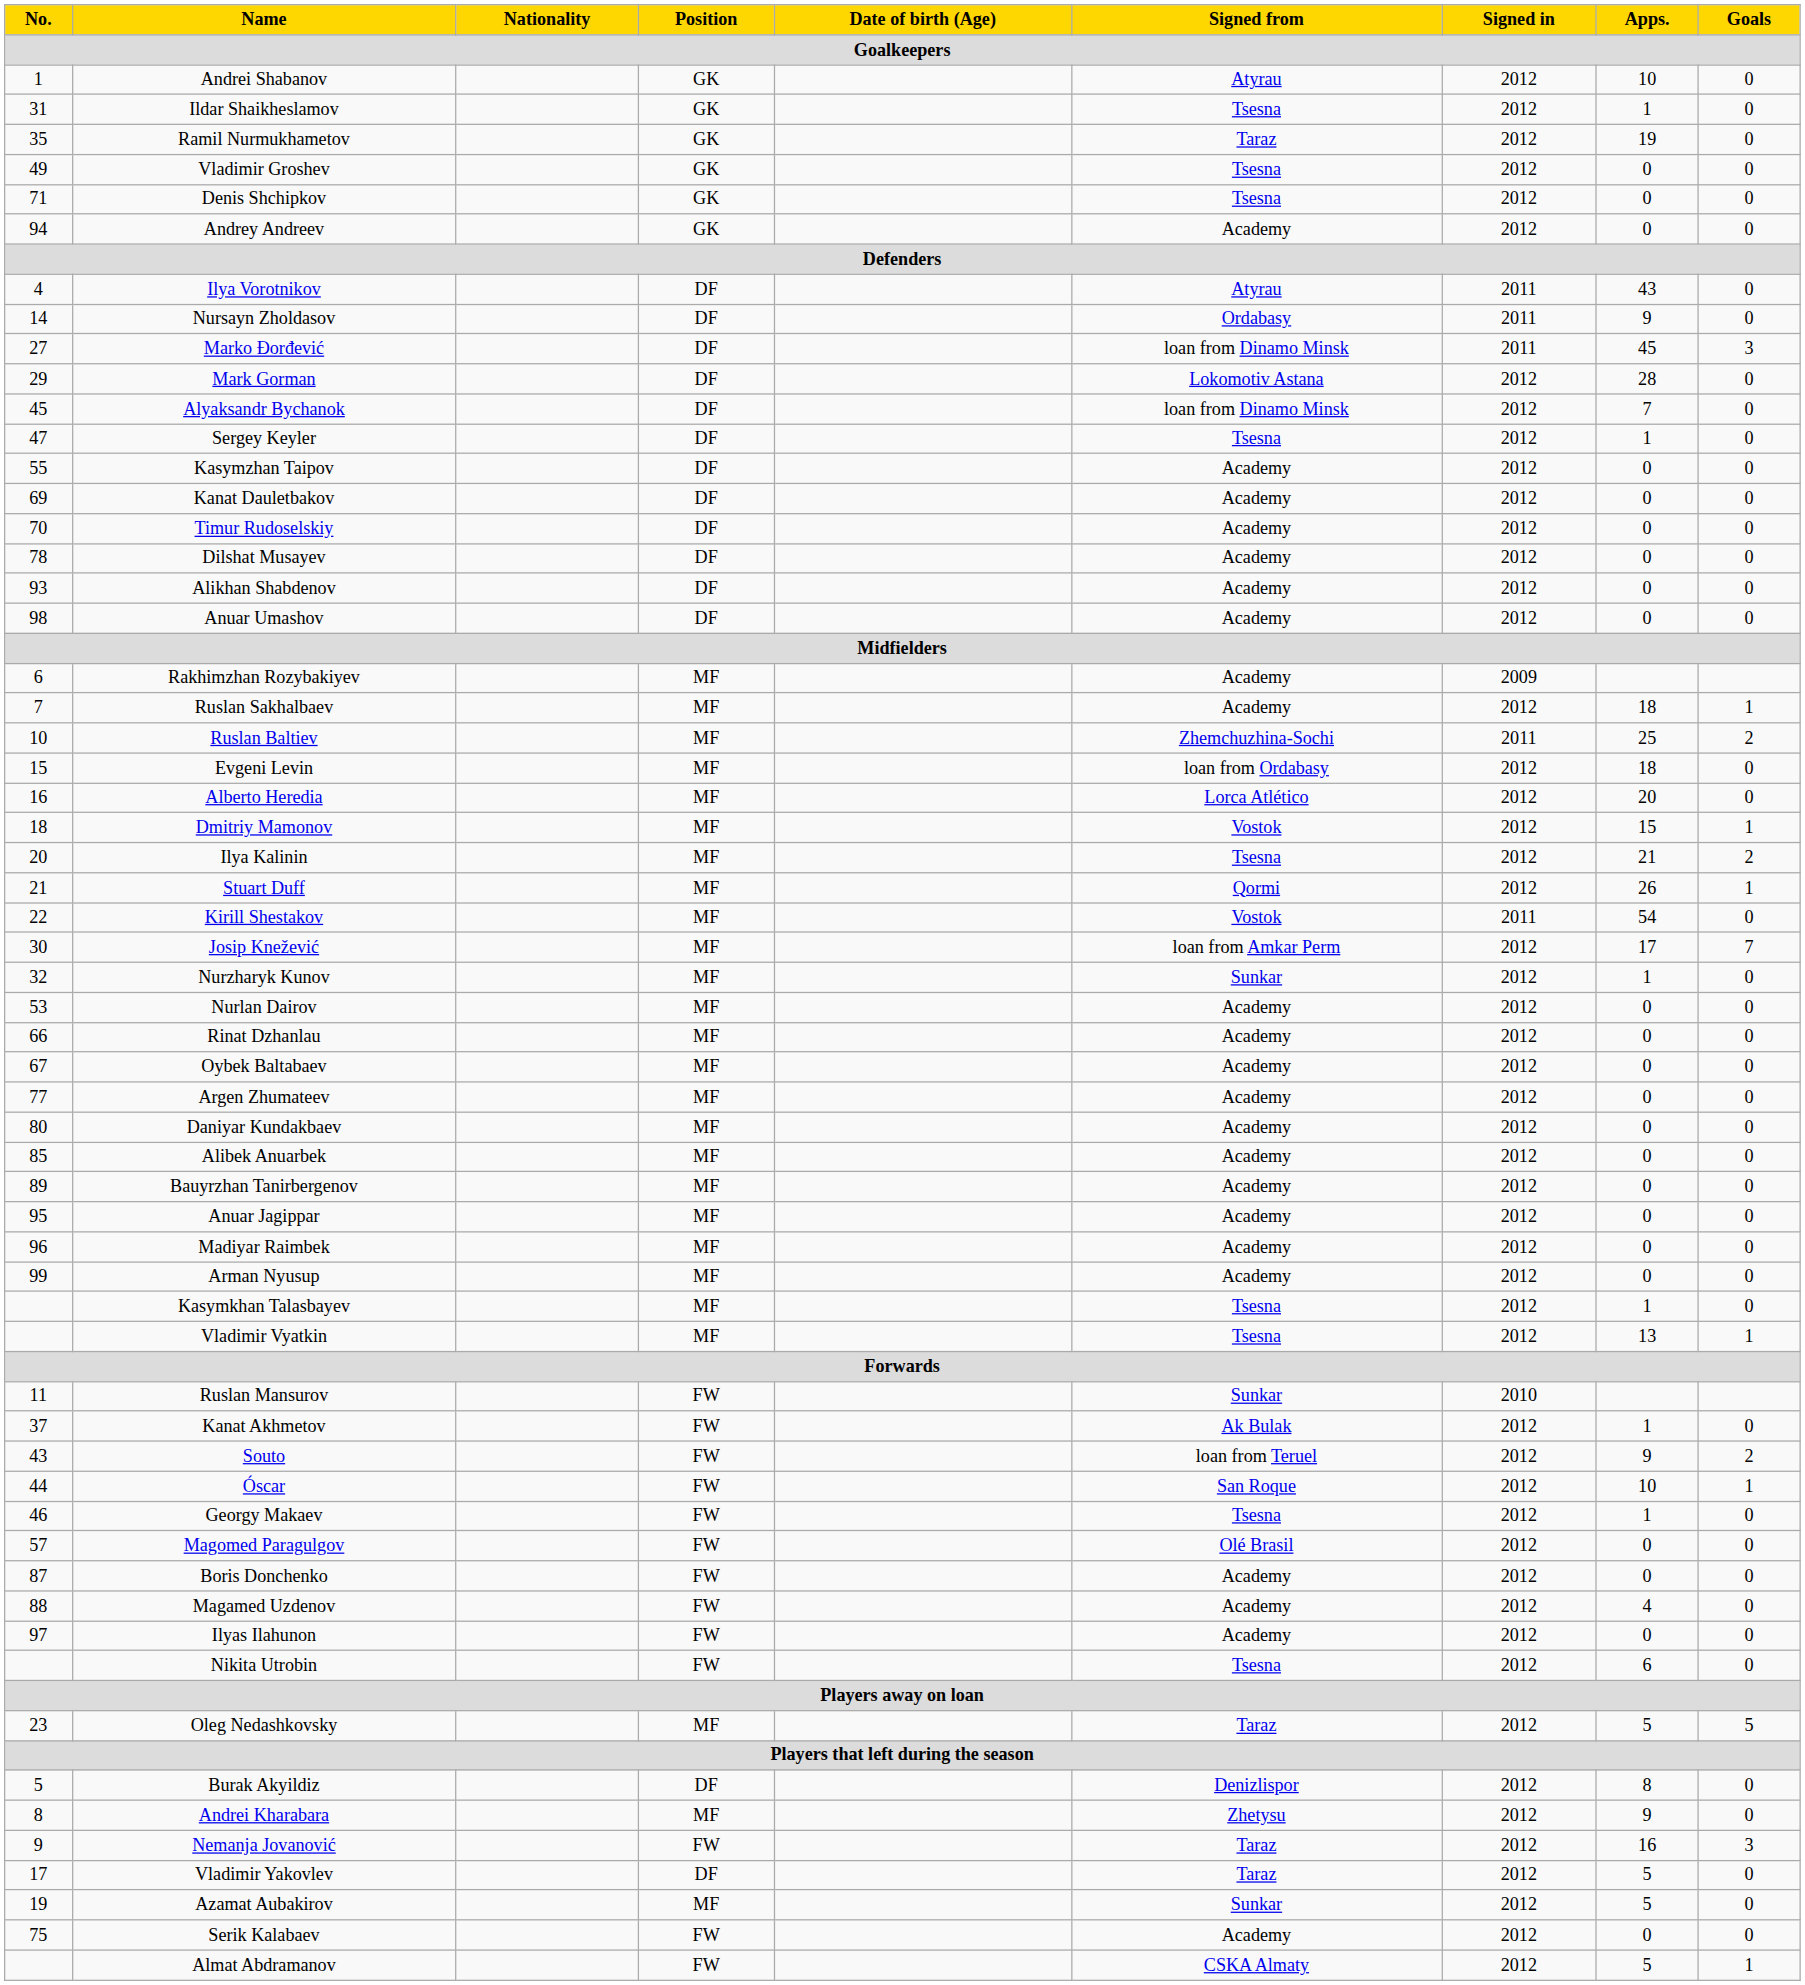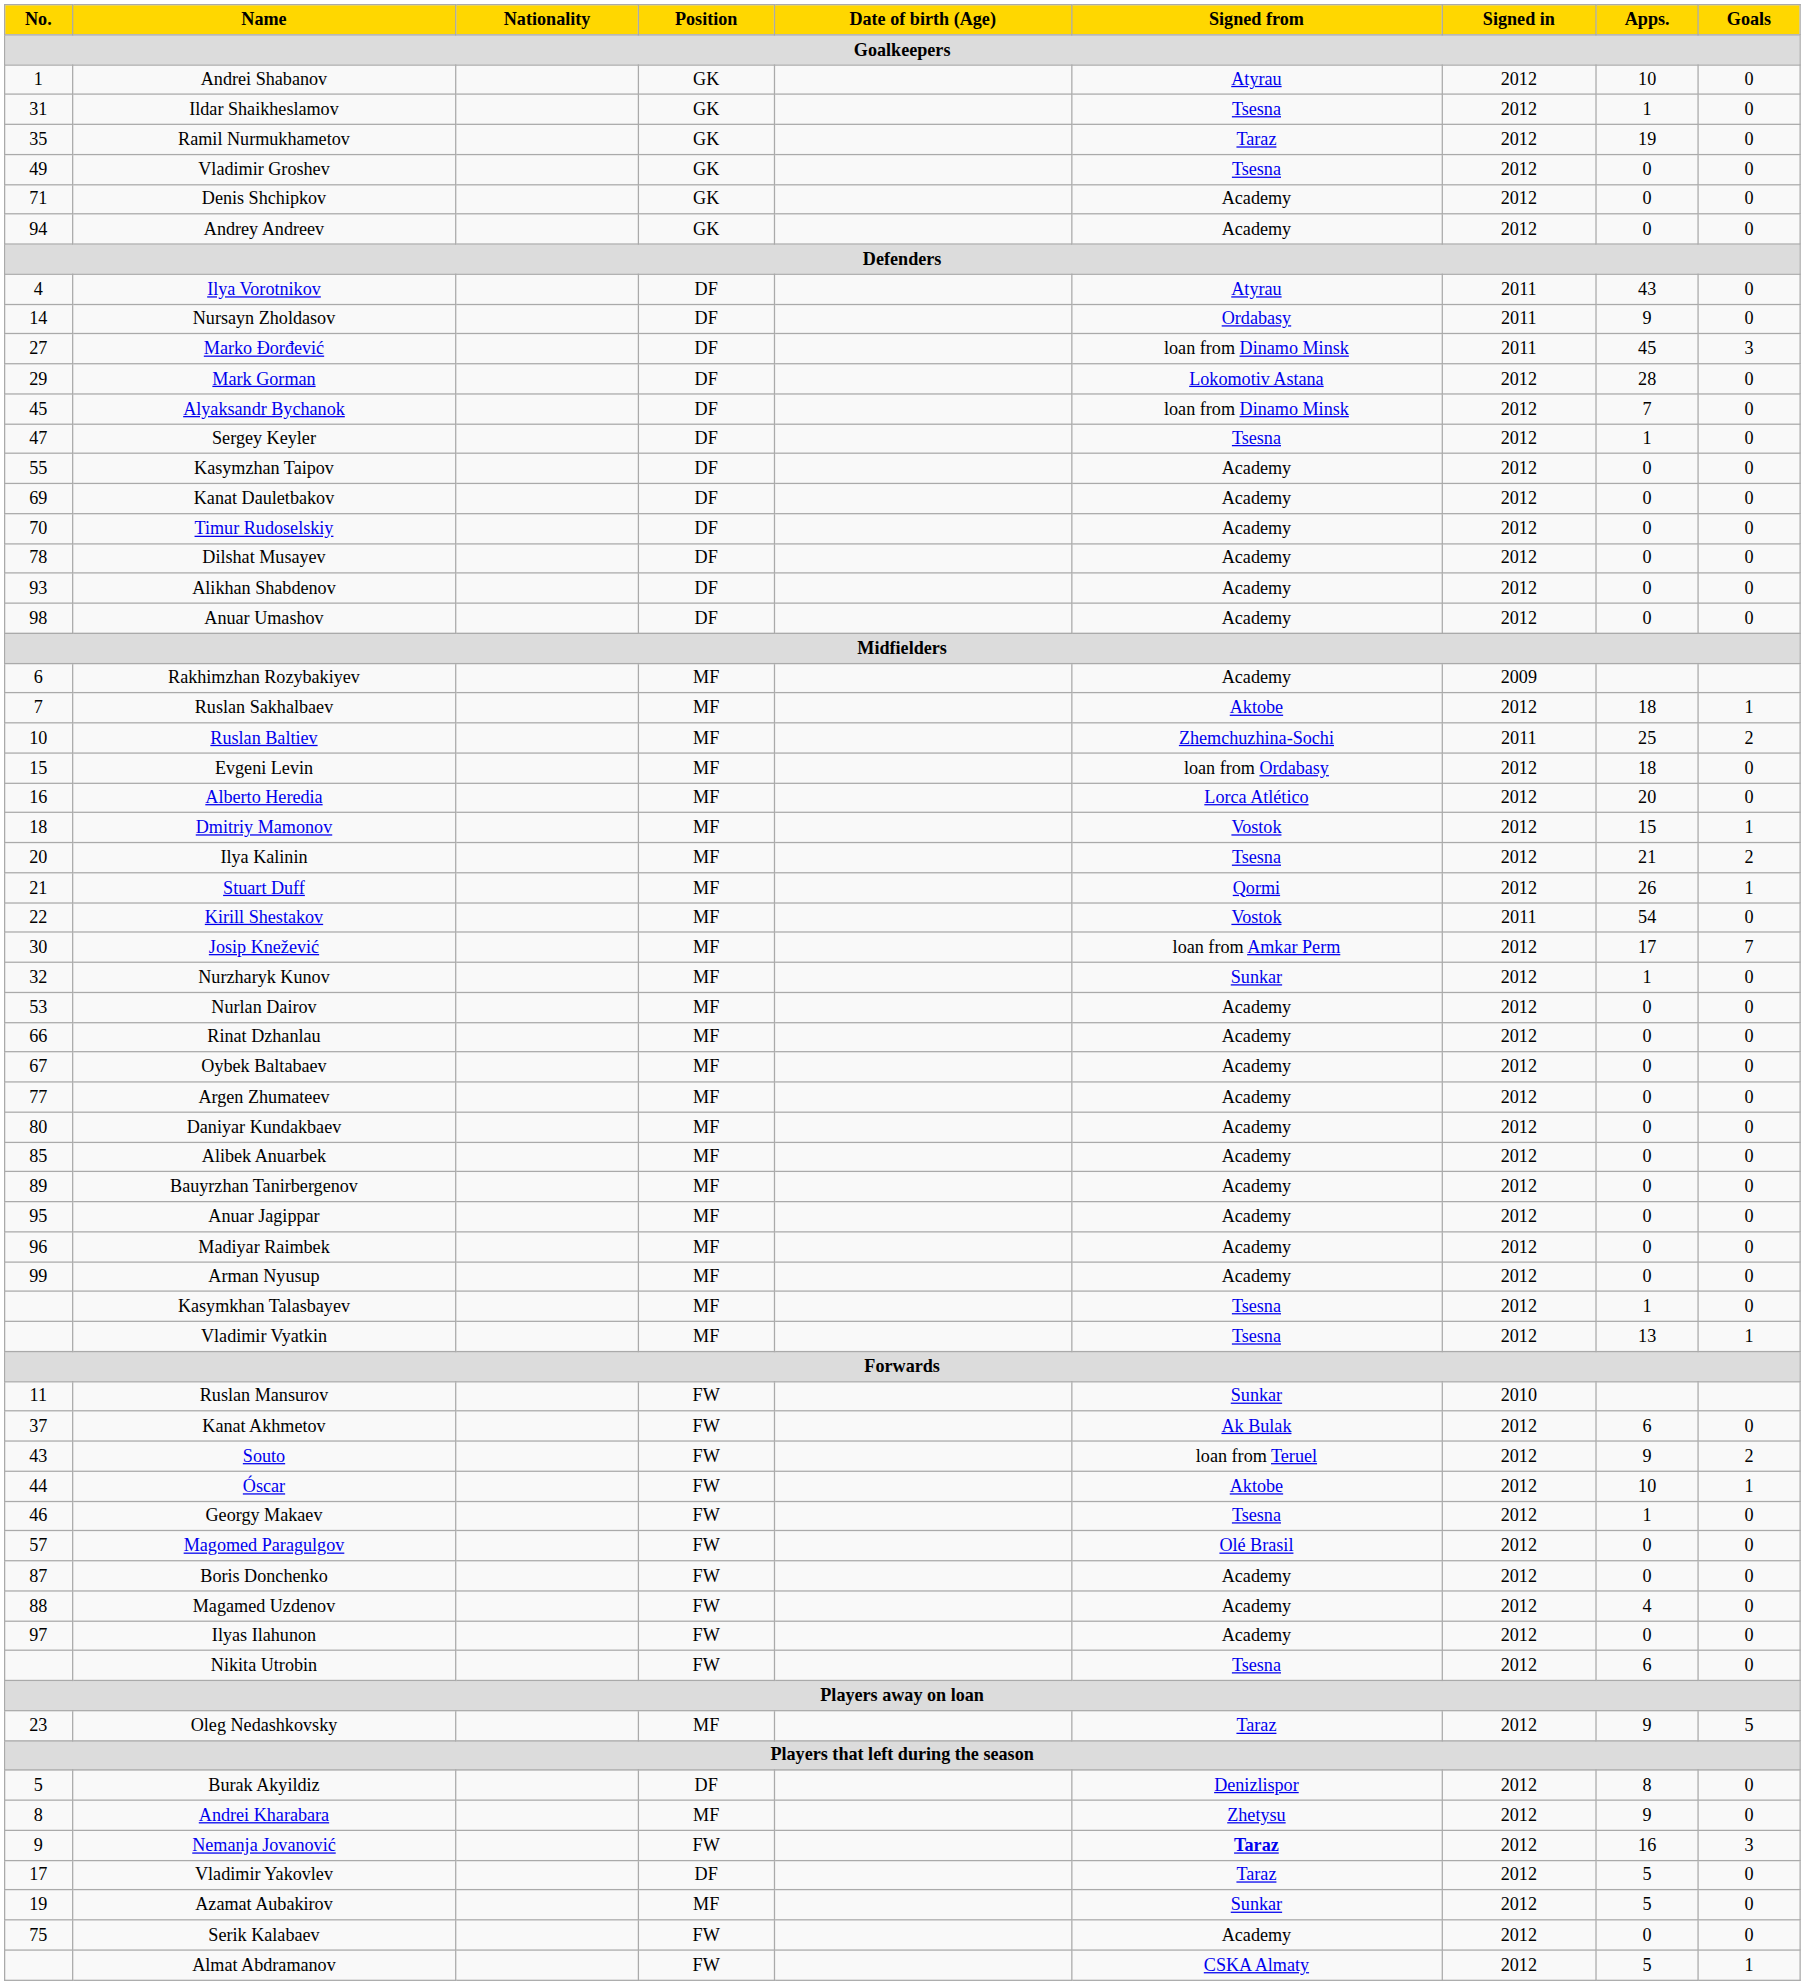(1256, 199) Tsesna -> (1256, 199) Academy
(1256, 708) Academy -> (1256, 708) Aktobe
(1647, 1426) 1 -> (1647, 1426) 6
(1256, 1486) San Roque -> (1256, 1486) Aktobe
(1647, 1725) 5 -> (1647, 1725) 9
(1256, 1845) normal -> (1256, 1845) bold
